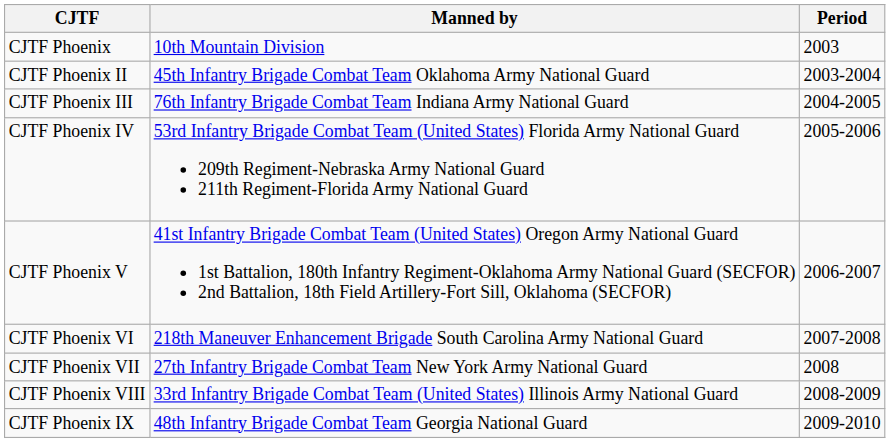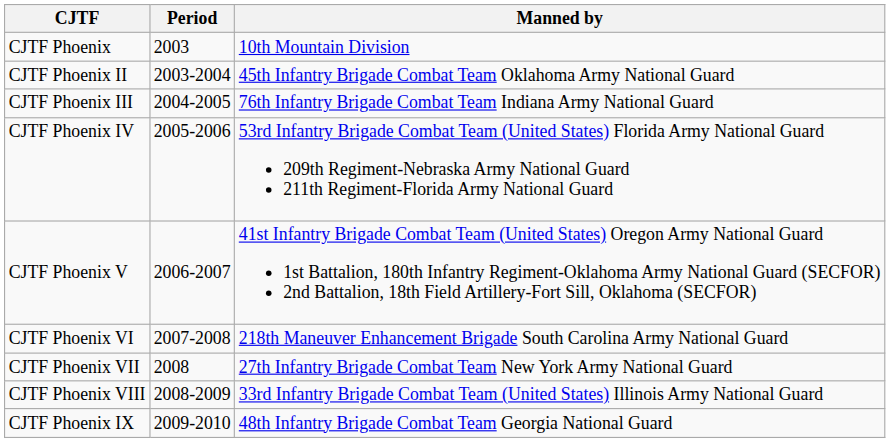columns swapped: (842, 18) <-> (475, 18)
